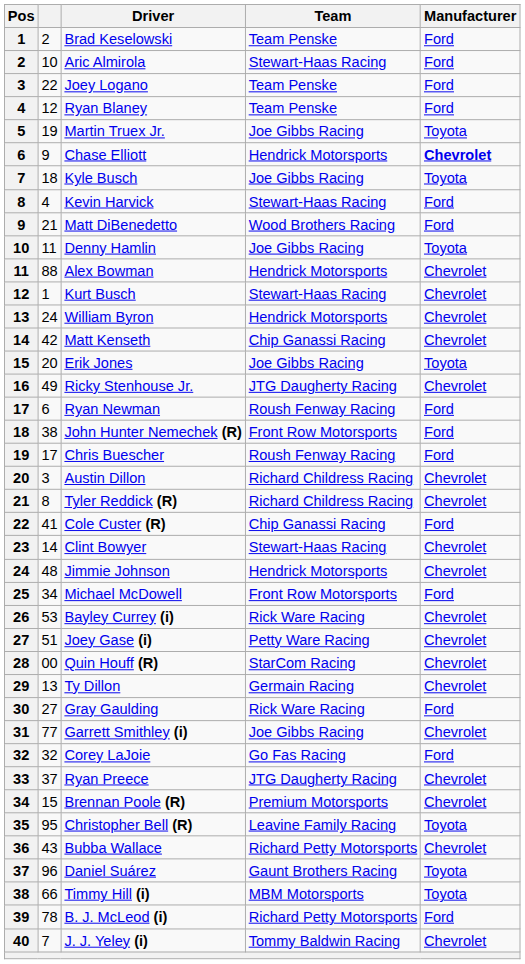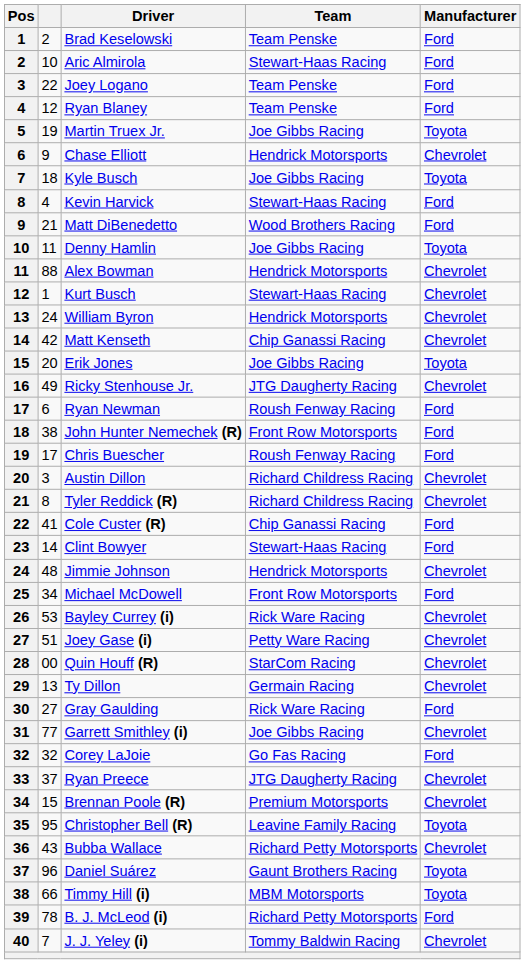(458, 155) bold -> (455, 155) normal
(455, 548) Chevrolet -> (439, 548) Ford
